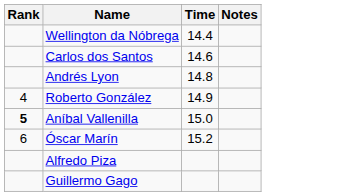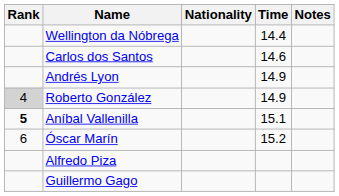+ column: (218, 14)
(200, 77) 14.8 -> (273, 77) 14.9
(23, 98) no background -> (23, 98) lightgrey background
(200, 118) 15.0 -> (273, 118) 15.1
